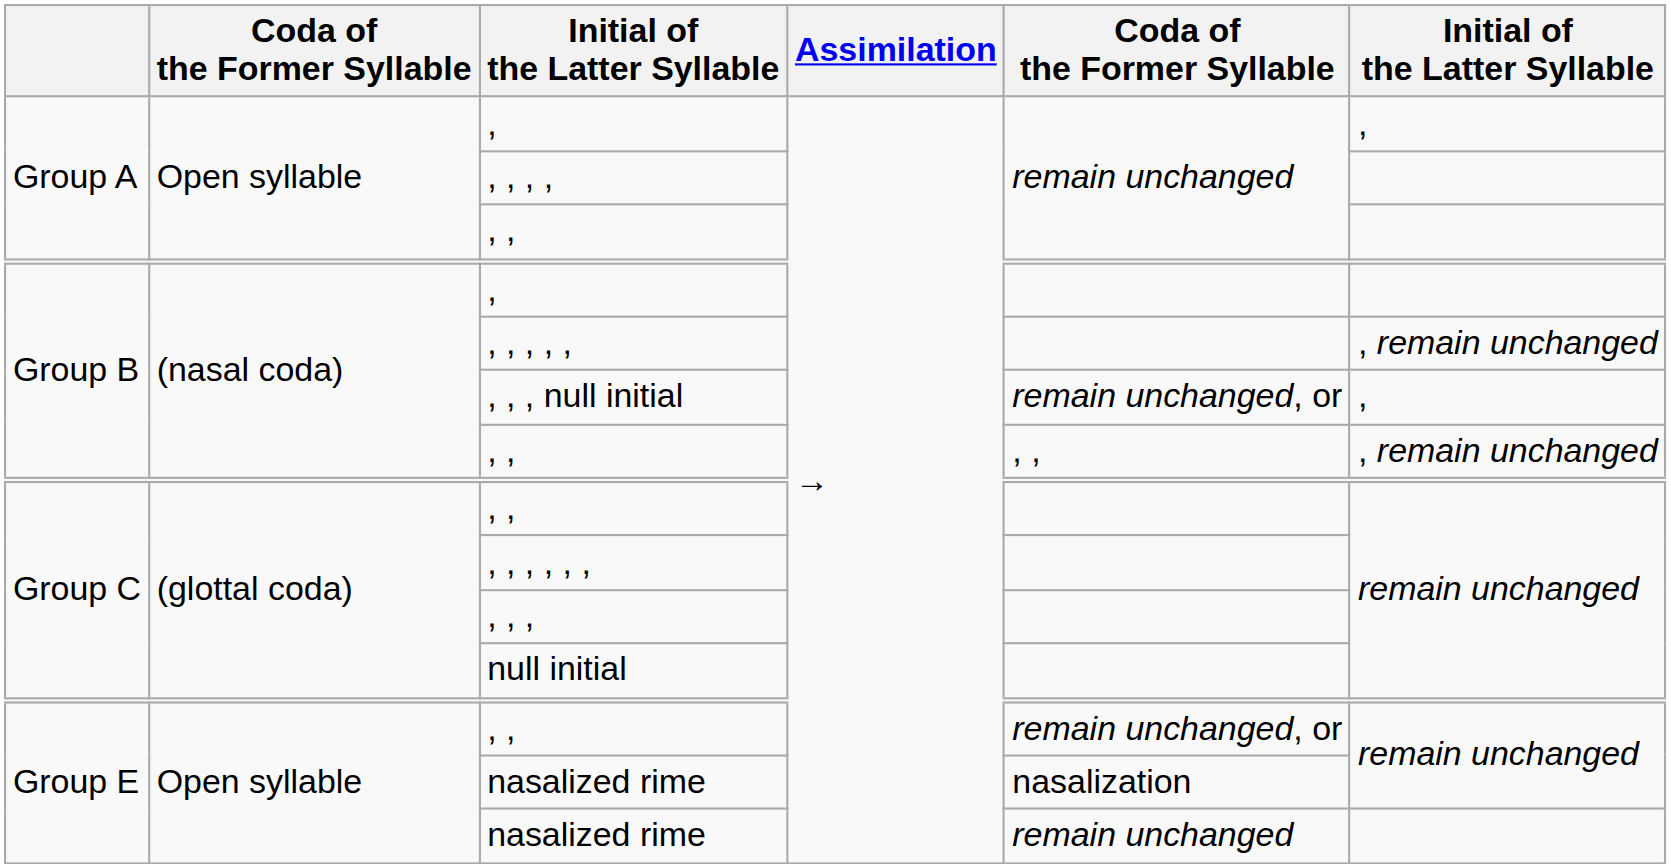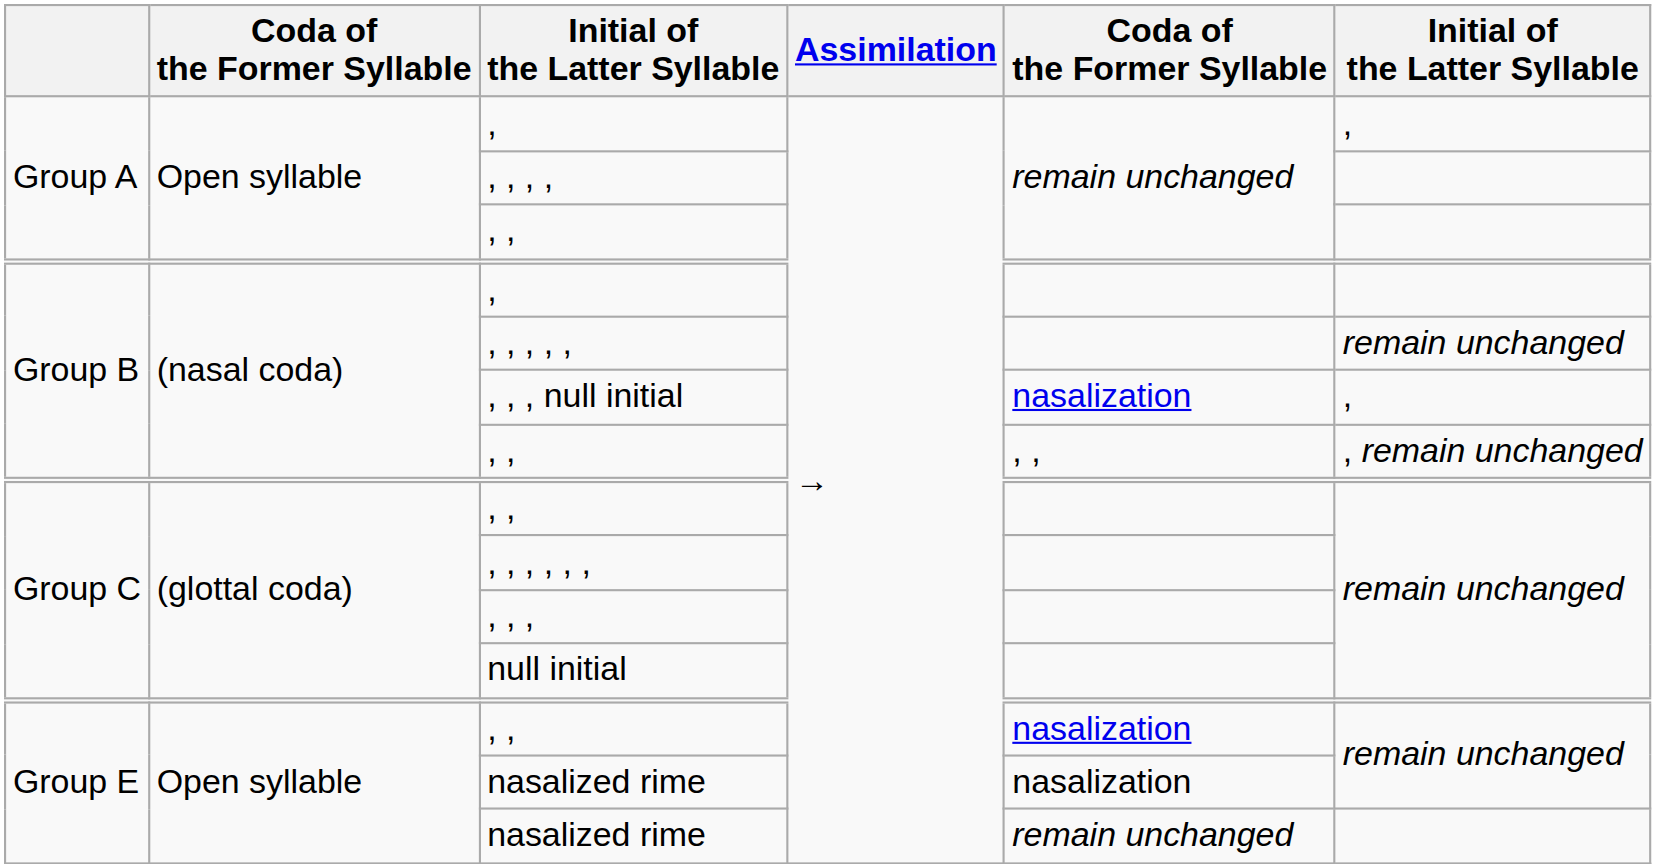(1508, 342) , remain unchanged -> (1483, 342) remain unchanged
(1177, 396) remain unchanged, or -> (1102, 396) nasalization
(1177, 727) remain unchanged, or -> (1102, 727) nasalization
